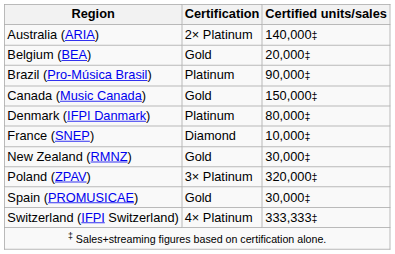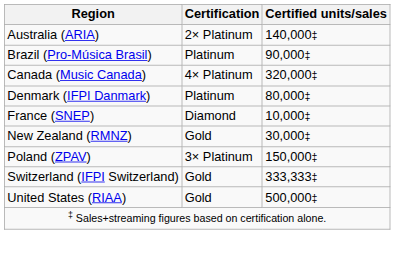- row: (49, 55)
(198, 95) Gold -> (219, 75) 4× Platinum
(291, 95) 150,000‡ -> (291, 75) 320,000‡
(291, 177) 320,000‡ -> (291, 156) 150,000‡
- row: (73, 197)
(219, 217) 4× Platinum -> (198, 177) Gold
+ row: (67, 197)
